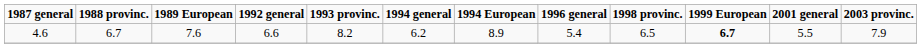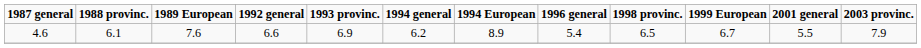(114, 33) 6.7 -> (114, 33) 6.1
(345, 33) 8.2 -> (345, 33) 6.9
(727, 33) bold -> (727, 33) normal
